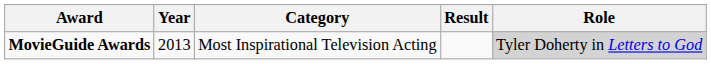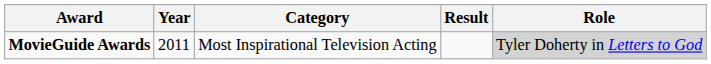(174, 45) 2013 -> (174, 45) 2011
